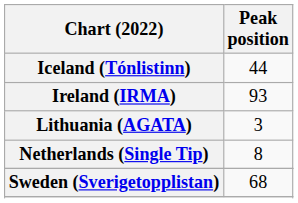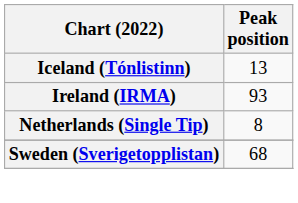(258, 67) 44 -> (258, 67) 13
- row: (114, 125)
